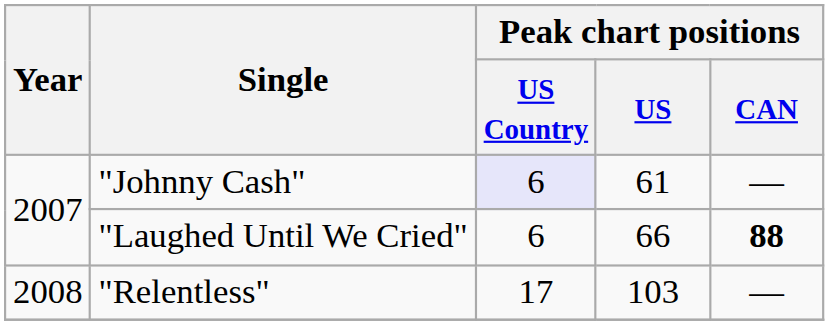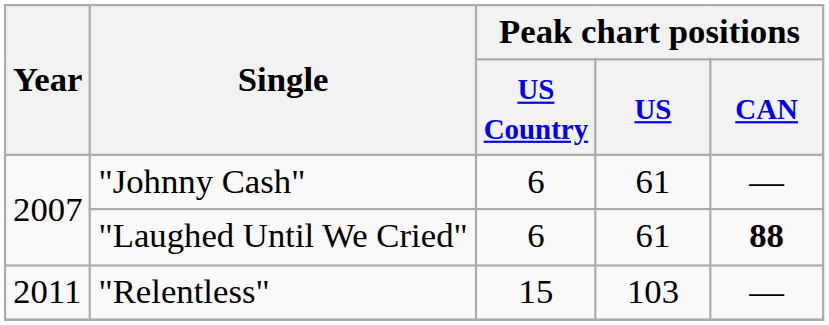(536, 181) lavender background -> (536, 181) no background
(653, 236) 66 -> (653, 236) 61
(48, 291) 2008 -> (47, 291) 2011
(536, 291) 17 -> (536, 291) 15
